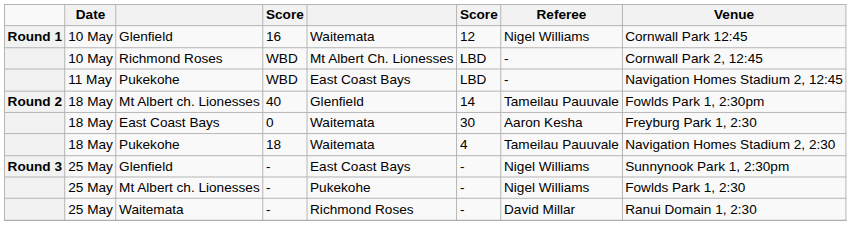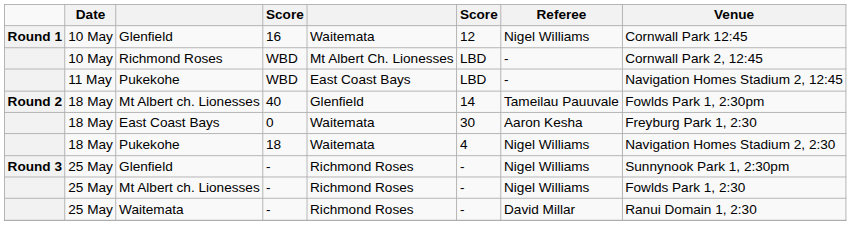(561, 144) Tameilau Pauuvale -> (547, 144) Nigel Williams
(360, 166) East Coast Bays -> (362, 166) Richmond Roses
(340, 187) Pukekohe -> (362, 187) Richmond Roses
